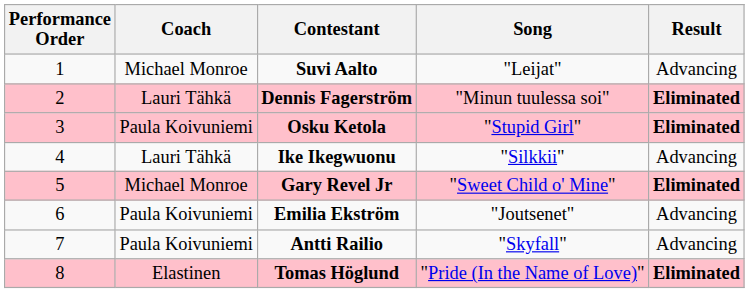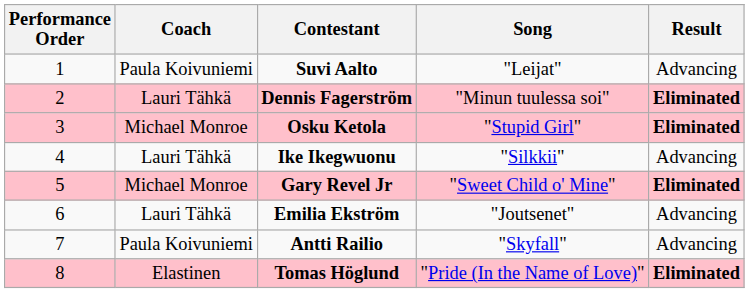(186, 68) Michael Monroe -> (186, 68) Paula Koivuniemi
(186, 127) Paula Koivuniemi -> (186, 127) Michael Monroe
(186, 214) Paula Koivuniemi -> (186, 214) Lauri Tähkä
